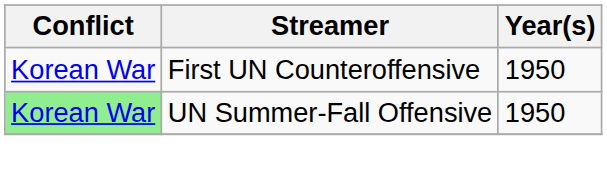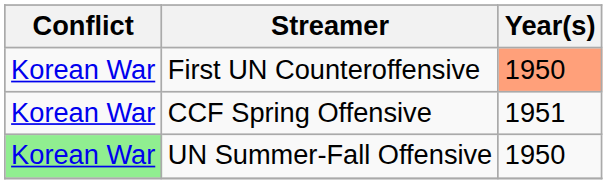(535, 69) no background -> (535, 69) lightsalmon background
+ row: (300, 112)
